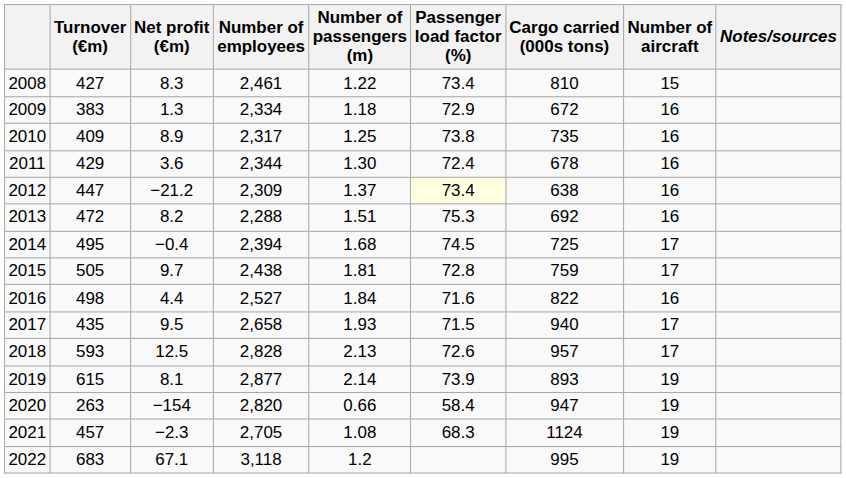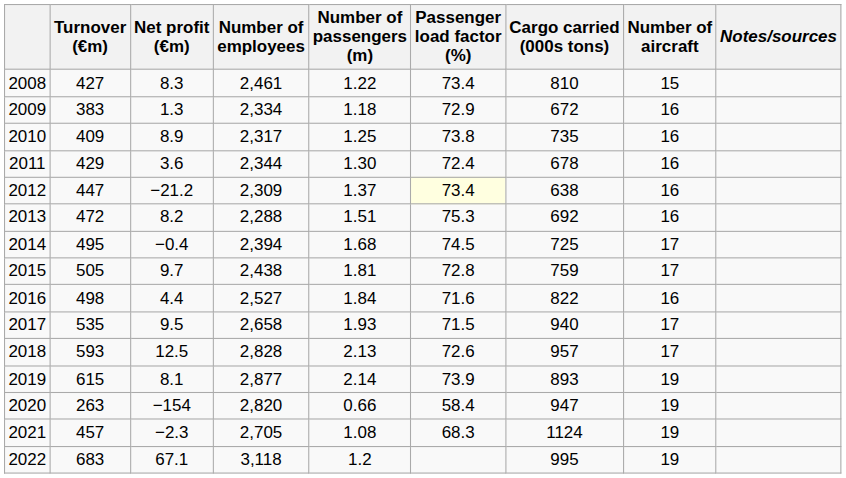(90, 325) 435 -> (90, 325) 535
